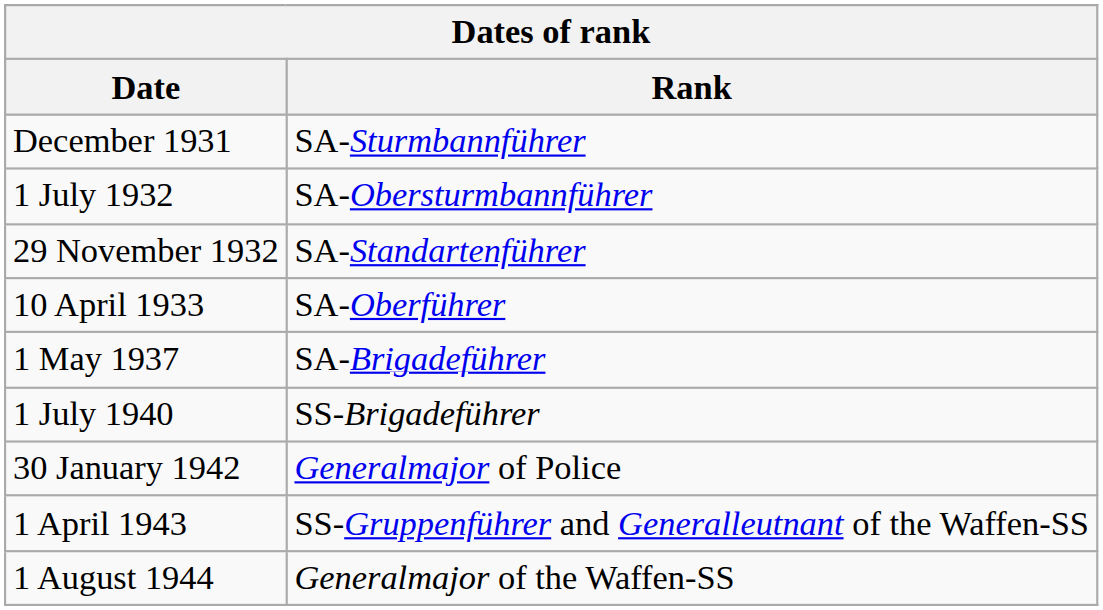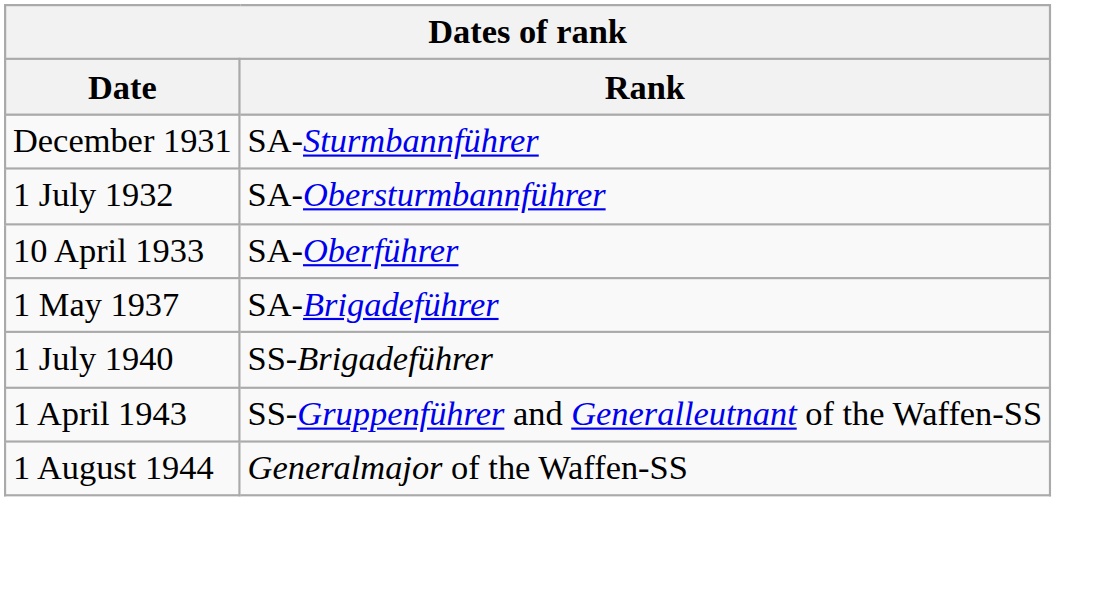- row: (146, 250)
- row: (127, 468)
